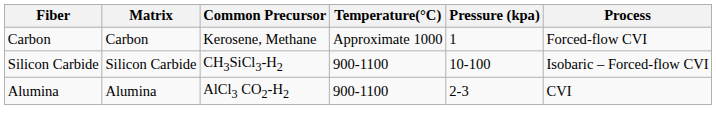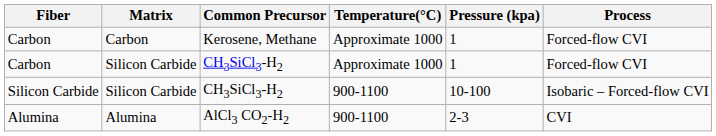+ row: (29, 64)
